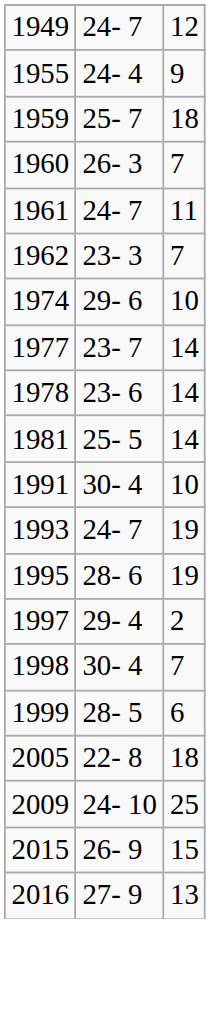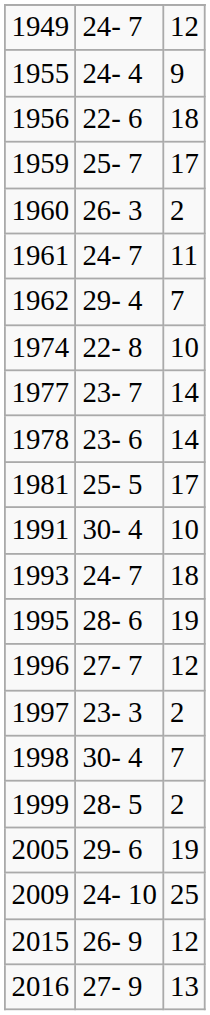+ row: (40, 118)
(184, 118) 18 -> (184, 164) 17
(177, 164) 7 -> (177, 210) 2
(112, 255) 23- 3 -> (112, 301) 29- 4
(112, 301) 29- 6 -> (112, 347) 22- 8
(184, 438) 14 -> (184, 484) 17
(184, 529) 19 -> (184, 575) 18
+ row: (40, 666)
(112, 621) 29- 4 -> (112, 712) 23- 3
(177, 712) 6 -> (177, 803) 2
(112, 758) 22- 8 -> (112, 849) 29- 6
(184, 758) 18 -> (184, 849) 19
(184, 849) 15 -> (184, 940) 12
